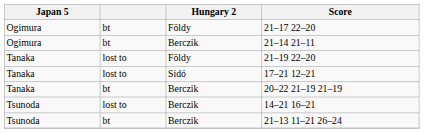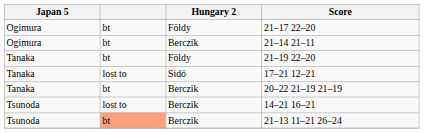(115, 58) lost to -> (106, 58) bt
(106, 120) no background -> (106, 120) lightsalmon background
